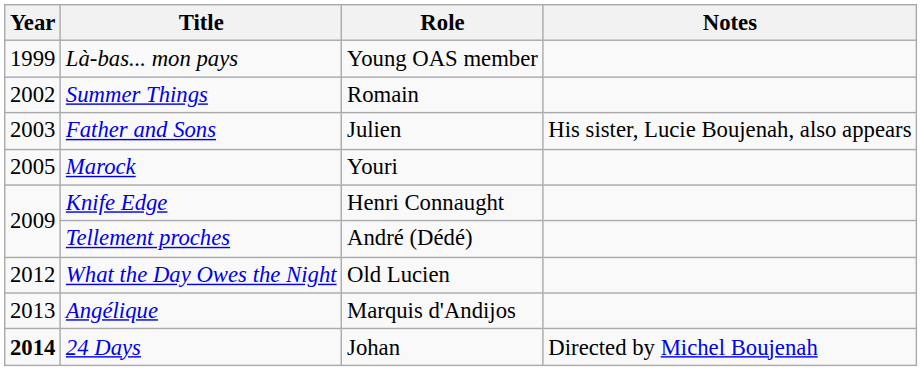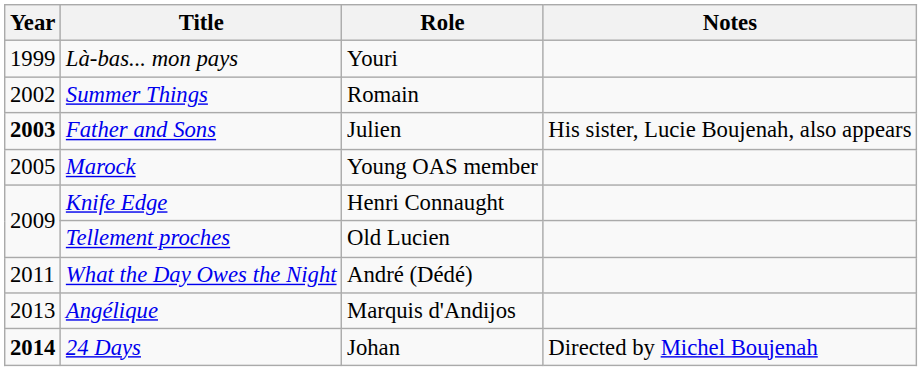(442, 58) Young OAS member -> (372, 58) Youri
(33, 130) normal -> (33, 130) bold
(372, 166) Youri -> (442, 166) Young OAS member
(410, 238) André (Dédé) -> (398, 238) Old Lucien
(33, 274) 2012 -> (32, 274) 2011
(398, 274) Old Lucien -> (410, 274) André (Dédé)
